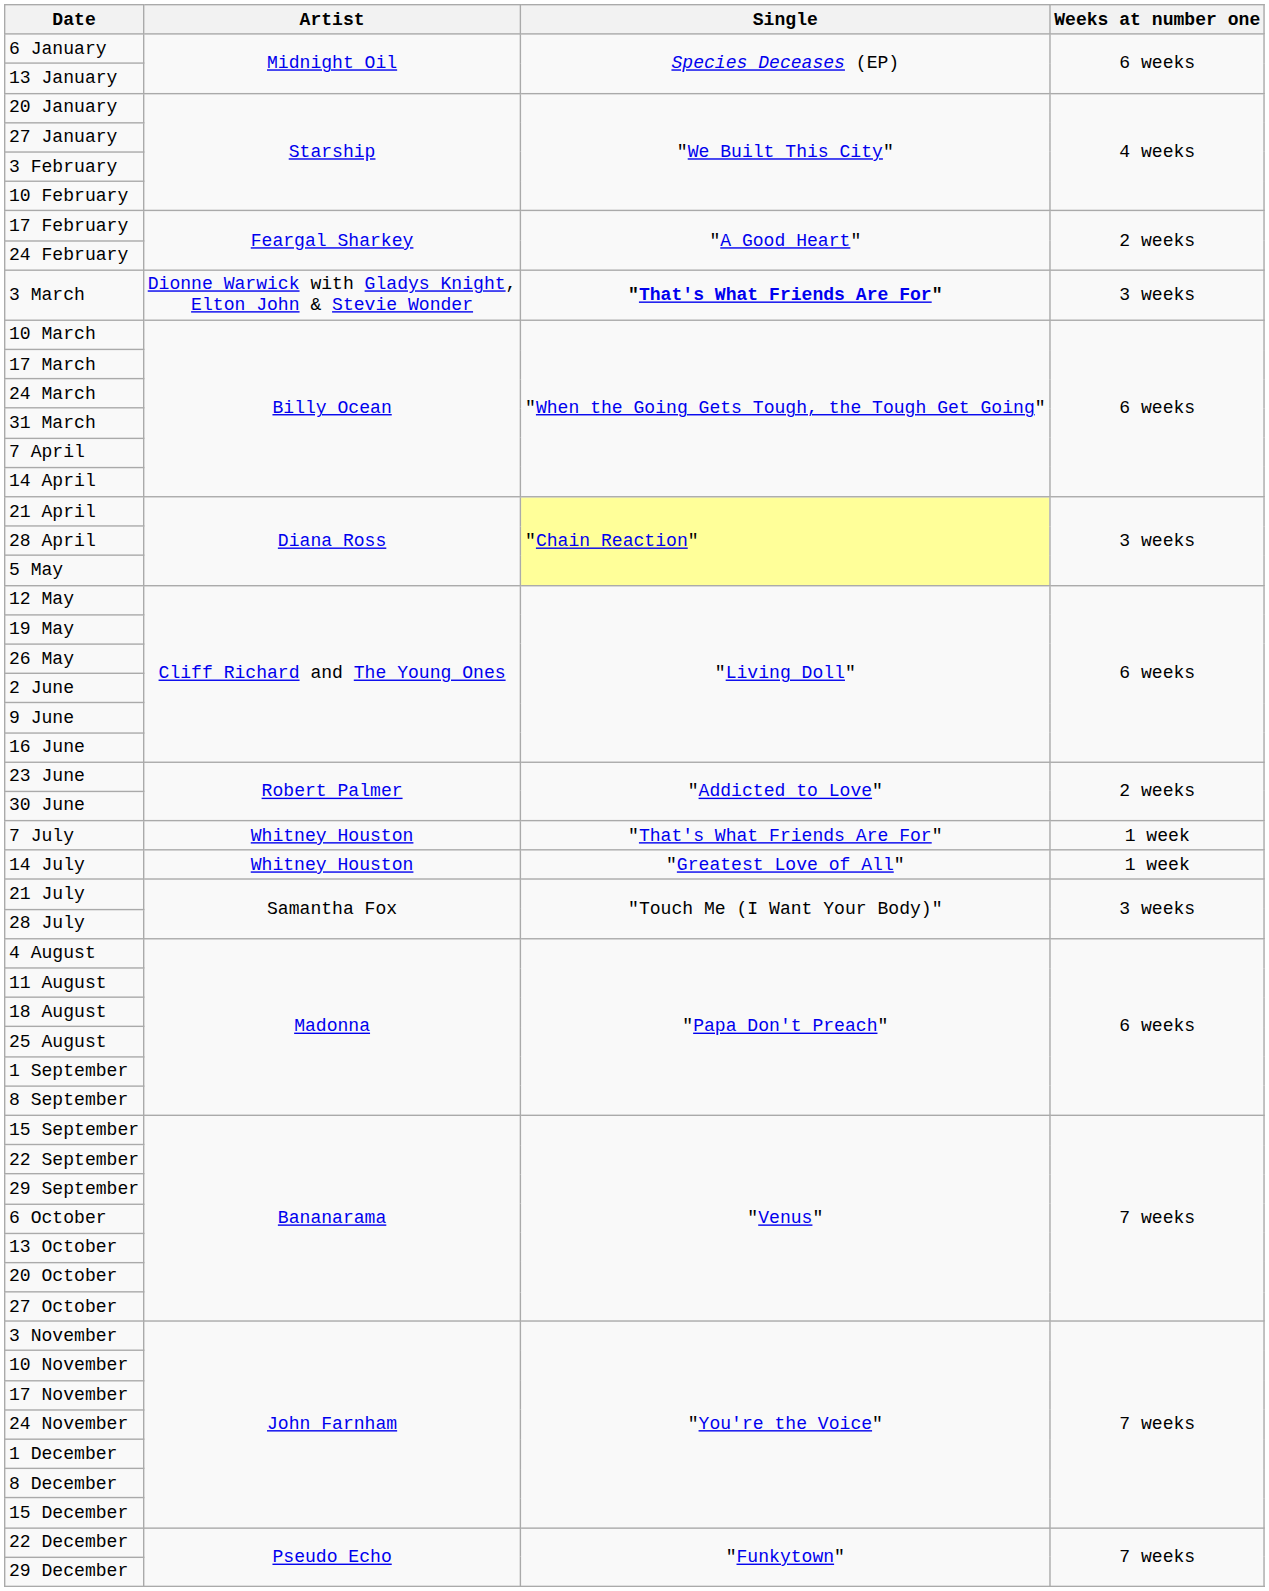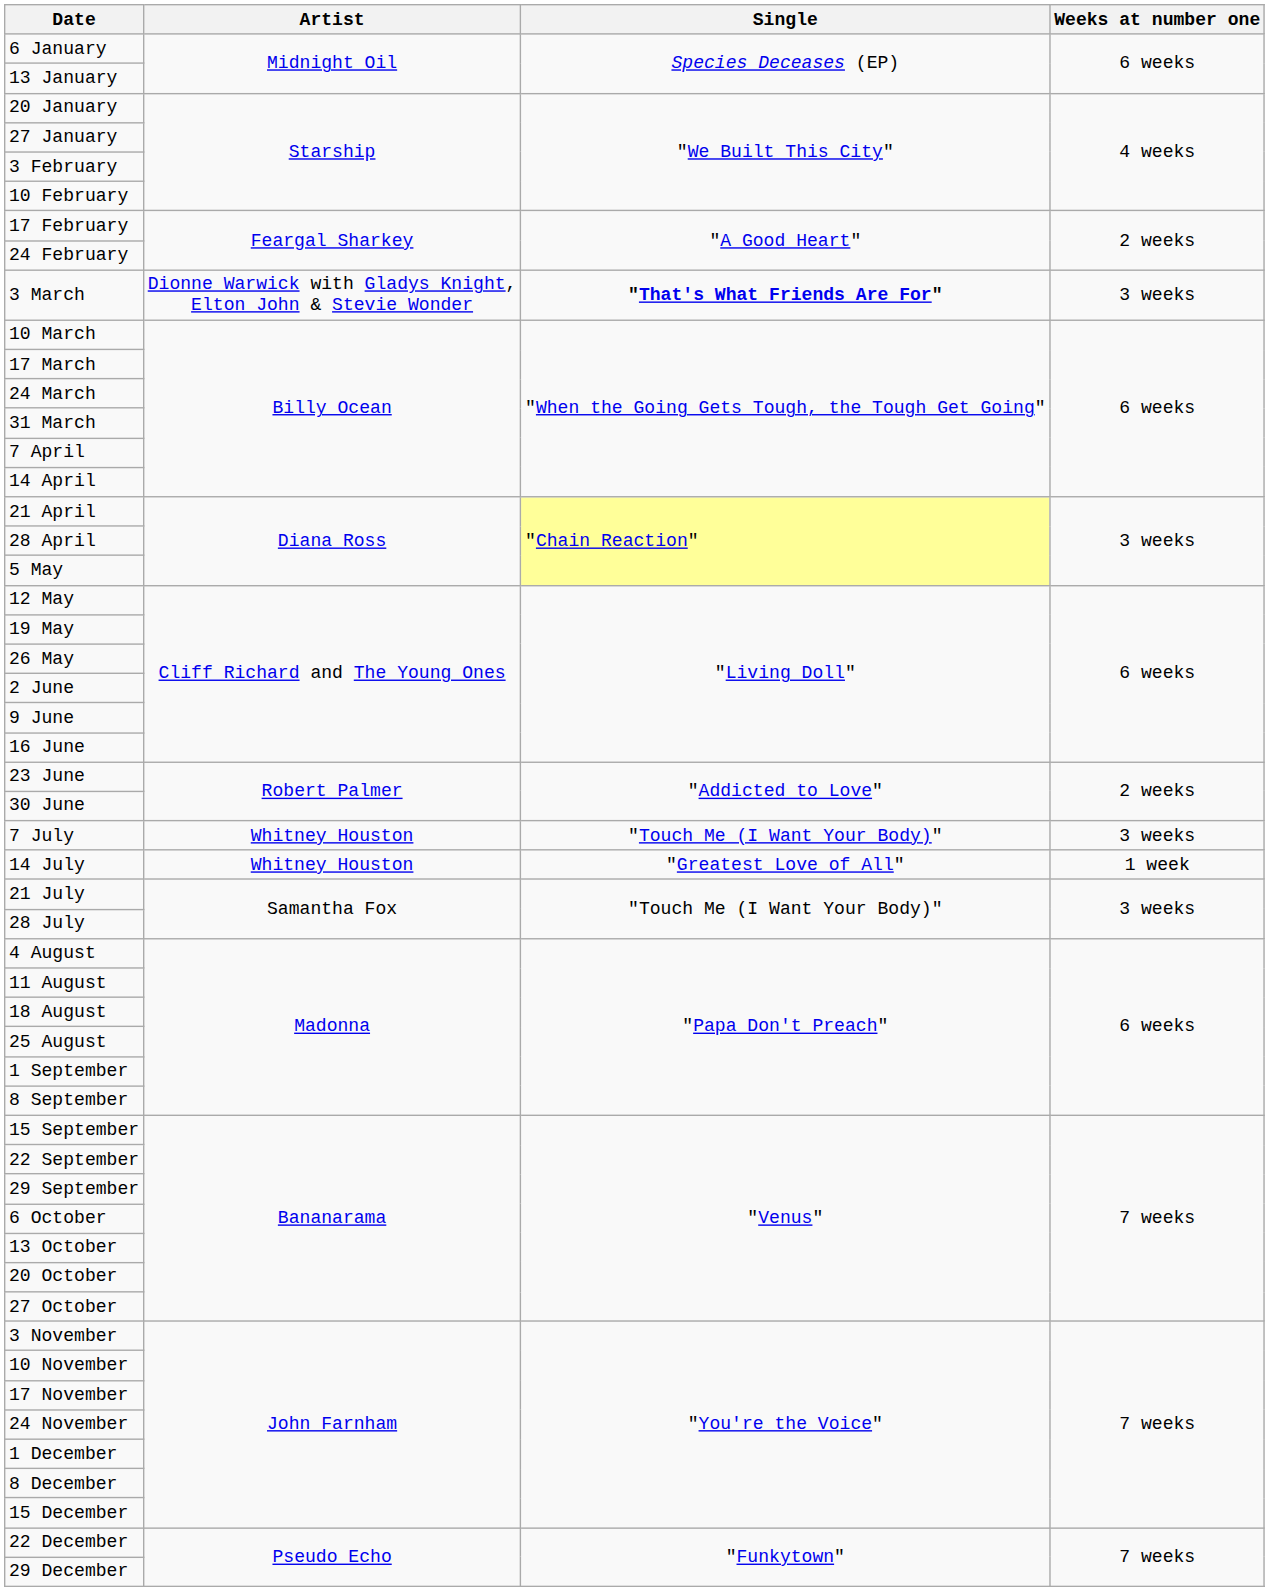(785, 835) "That's What Friends Are For" -> (785, 835) "Touch Me (I Want Your Body)"
(1157, 835) 1 week -> (1157, 835) 3 weeks
